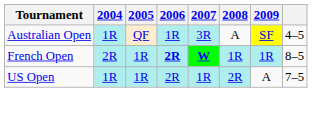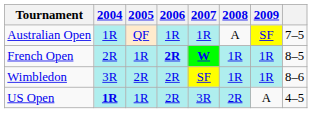(204, 34) 3R -> (204, 34) 1R
(295, 34) 4–5 -> (295, 34) 7–5
+ row: (37, 76)
(110, 76) normal -> (110, 96) bold
(204, 76) 1R -> (204, 96) 3R
(295, 76) 7–5 -> (295, 96) 4–5
